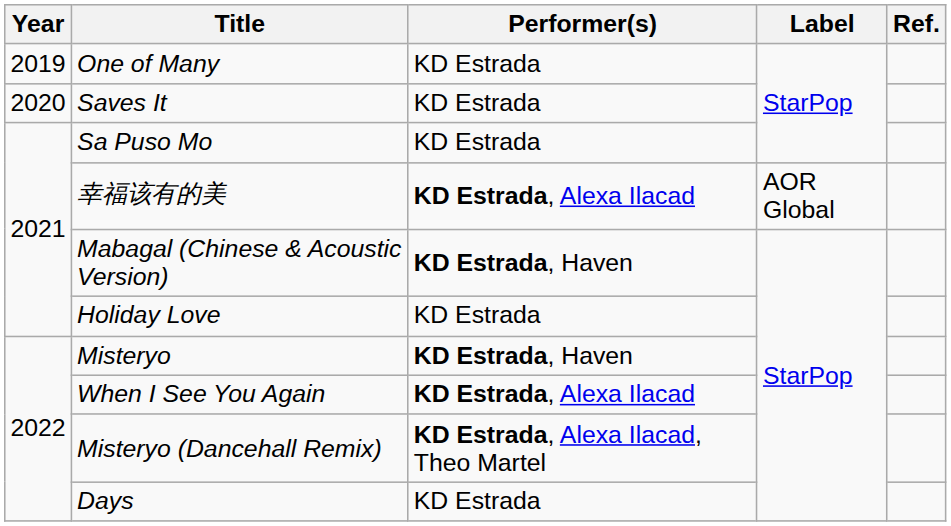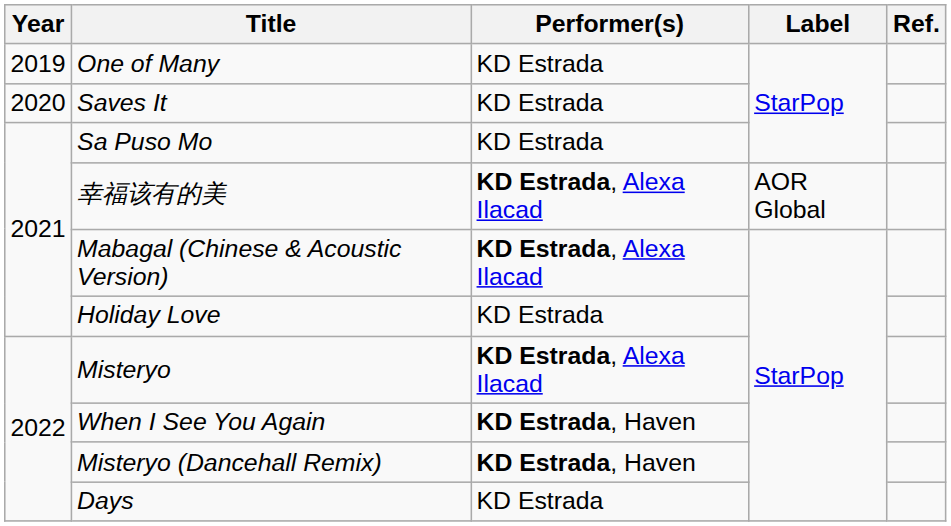(523, 262) KD Estrada, Haven -> (581, 262) KD Estrada, Alexa Ilacad
(523, 355) KD Estrada, Haven -> (581, 369) KD Estrada, Alexa Ilacad
(554, 394) KD Estrada, Alexa Ilacad -> (586, 422) KD Estrada, Haven
(558, 447) KD Estrada, Alexa Ilacad, Theo Martel -> (586, 461) KD Estrada, Haven
